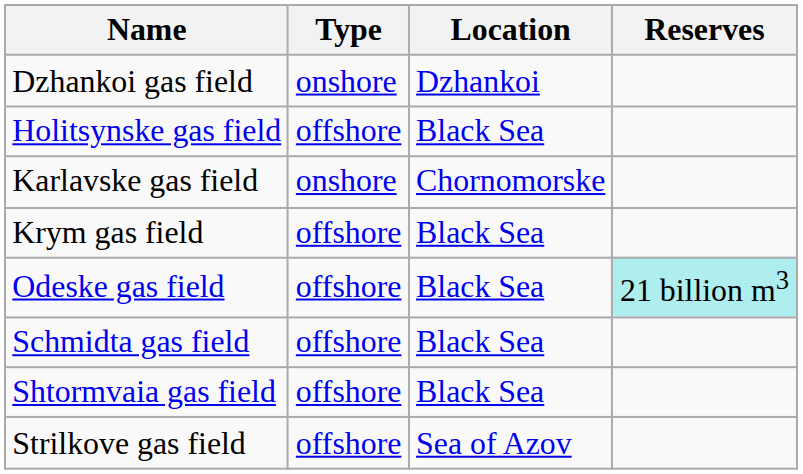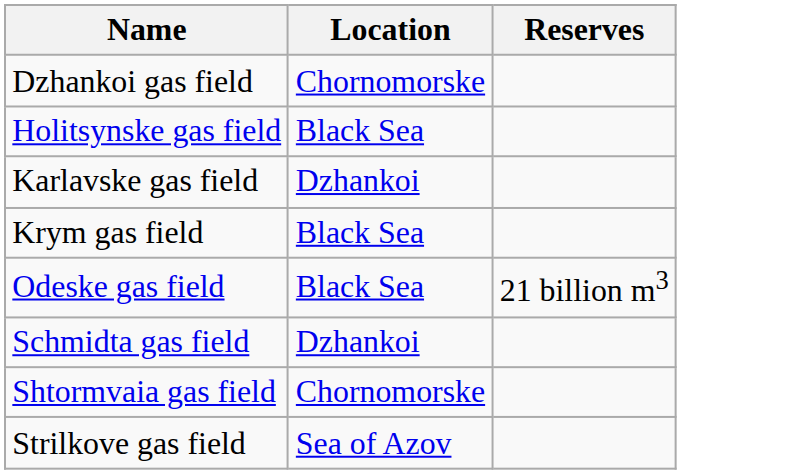- column: (349, 29)
(478, 80) Dzhankoi -> (390, 80) Chornomorske
(511, 181) Chornomorske -> (358, 181) Dzhankoi
(704, 286) paleturquoise background -> (584, 286) no background
(480, 341) Black Sea -> (358, 341) Dzhankoi
(480, 391) Black Sea -> (390, 391) Chornomorske
